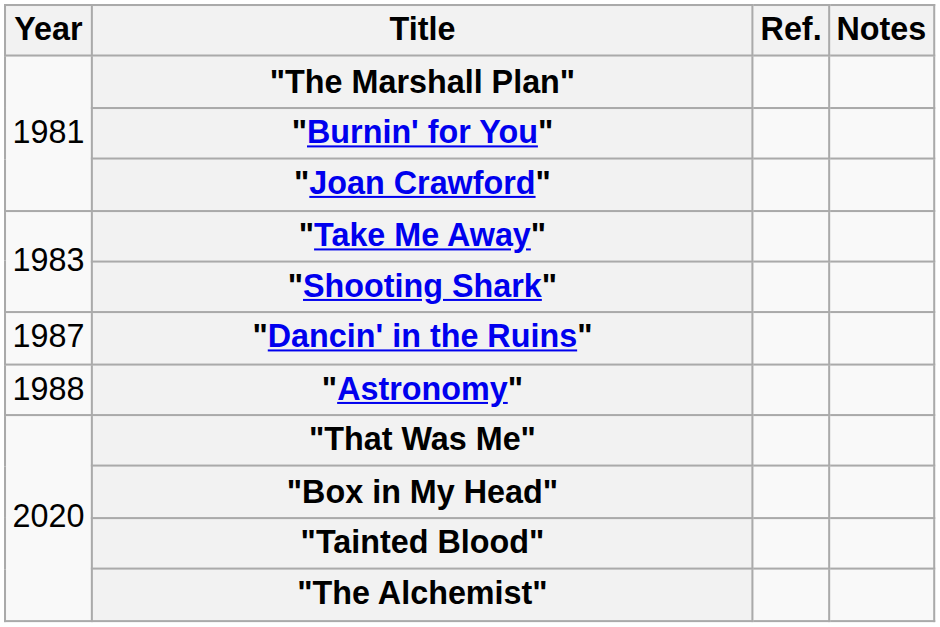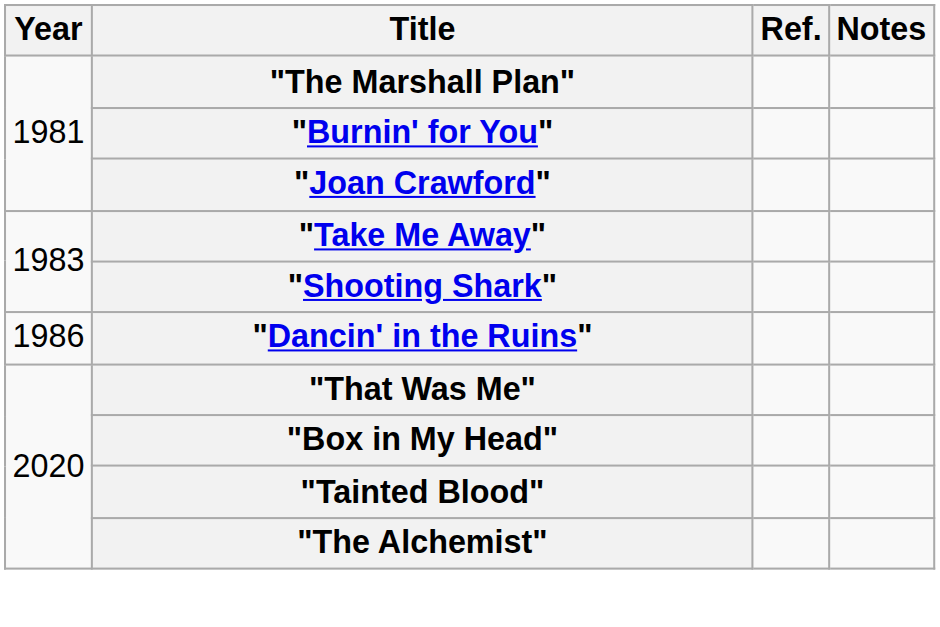(48, 337) 1987 -> (48, 337) 1986
- row: (422, 388)
